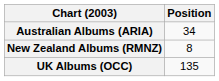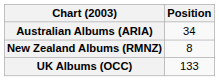(189, 66) 135 -> (189, 66) 133
